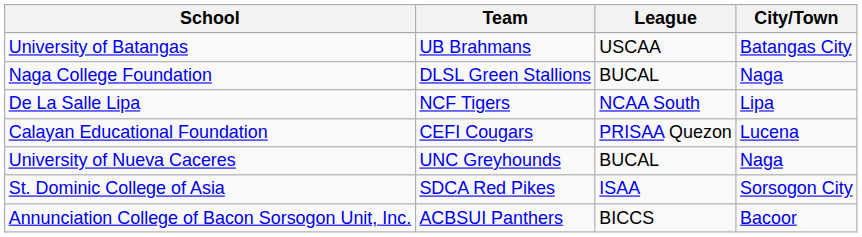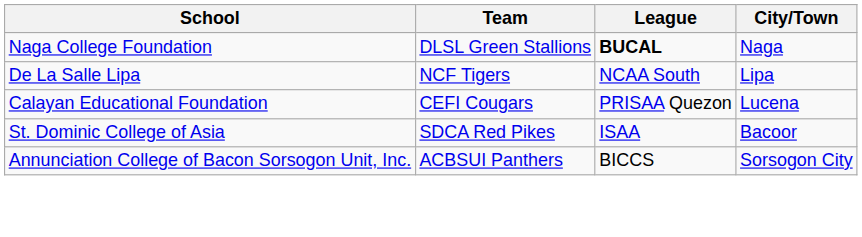- row: (98, 47)
(629, 75) normal -> (631, 47) bold
- row: (122, 160)
(796, 189) Sorsogon City -> (768, 132) Bacoor
(768, 217) Bacoor -> (796, 160) Sorsogon City
